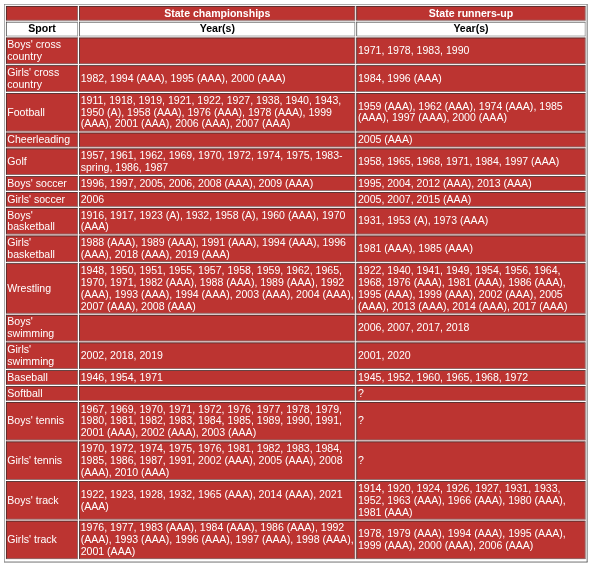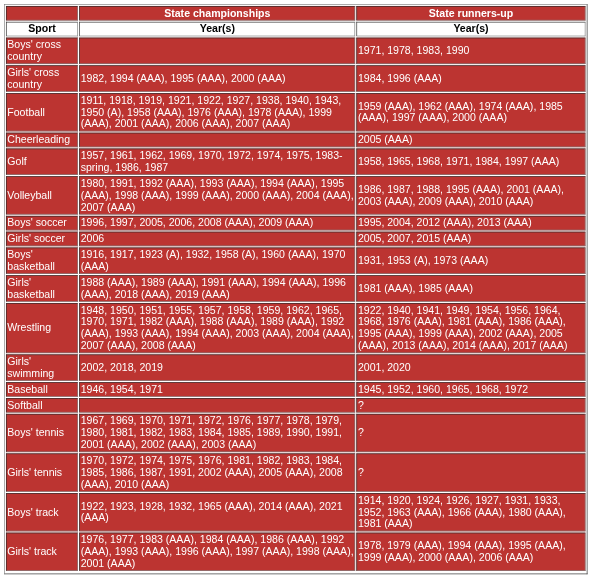+ row: (30, 195)
- row: (31, 328)
